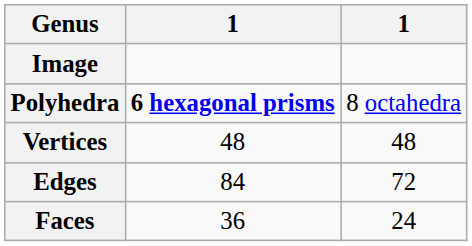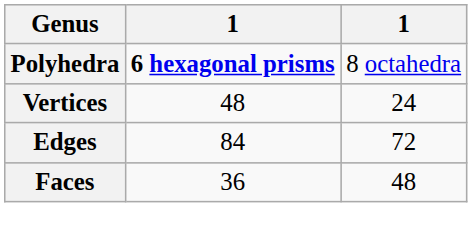- row: (65, 63)
(404, 142) 48 -> (404, 102) 24
(404, 220) 24 -> (404, 181) 48
